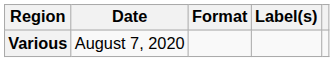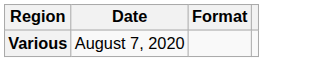- column: (286, 17)
